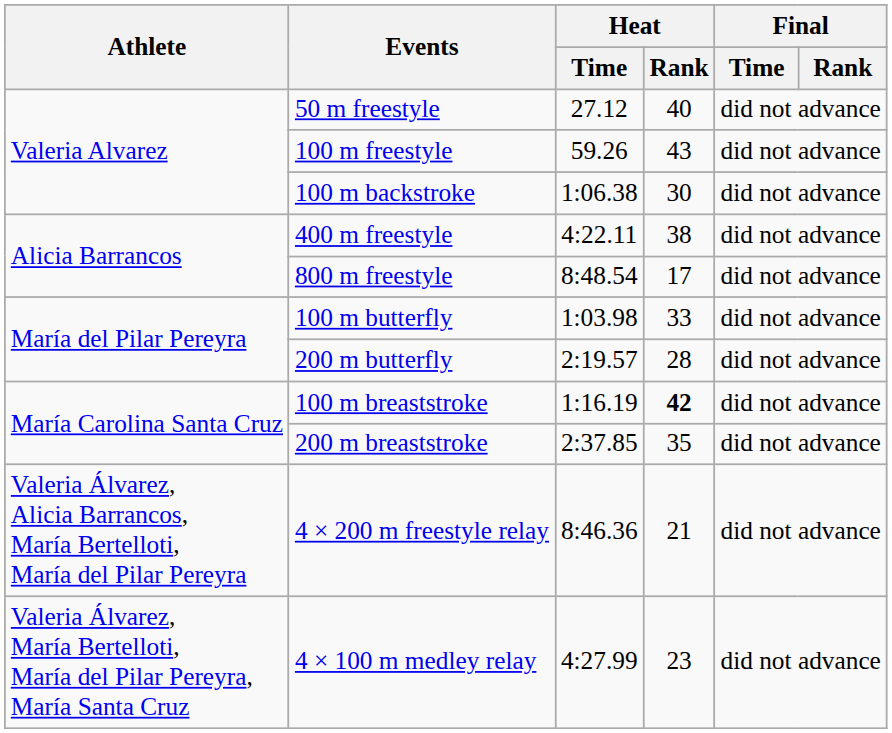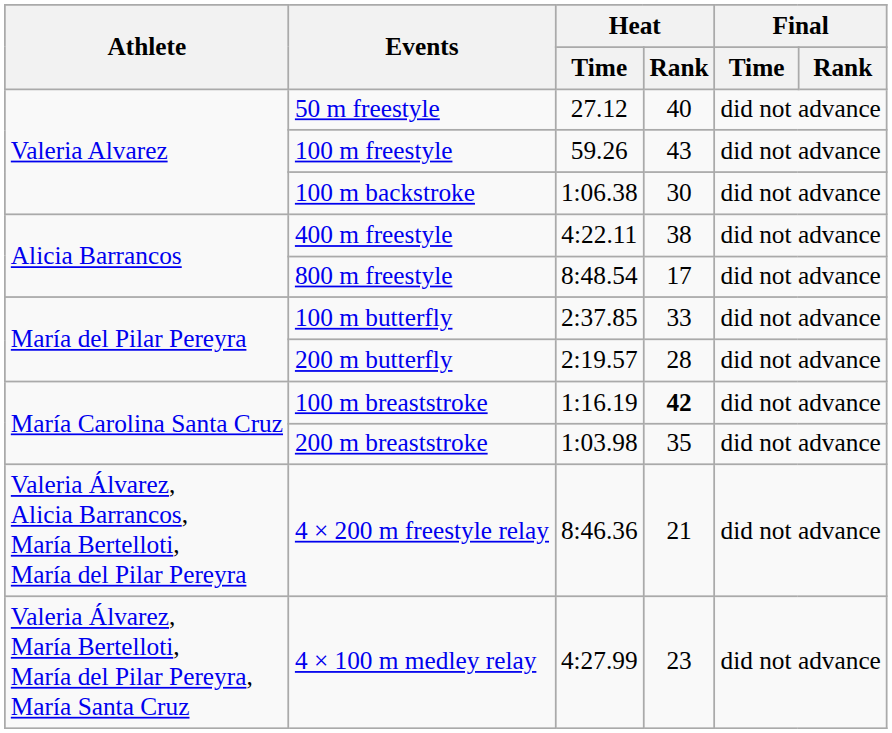(599, 318) 1:03.98 -> (599, 318) 2:37.85
(599, 443) 2:37.85 -> (599, 443) 1:03.98
